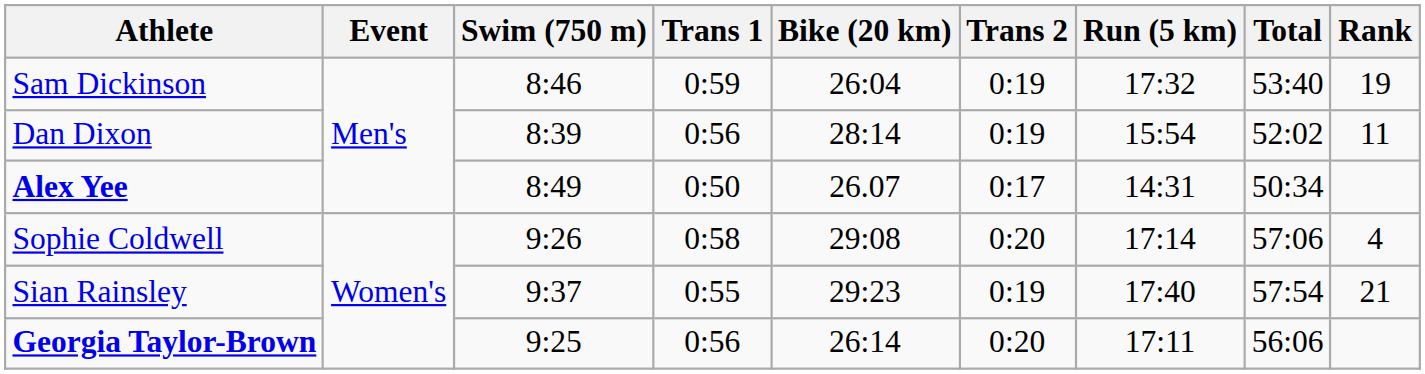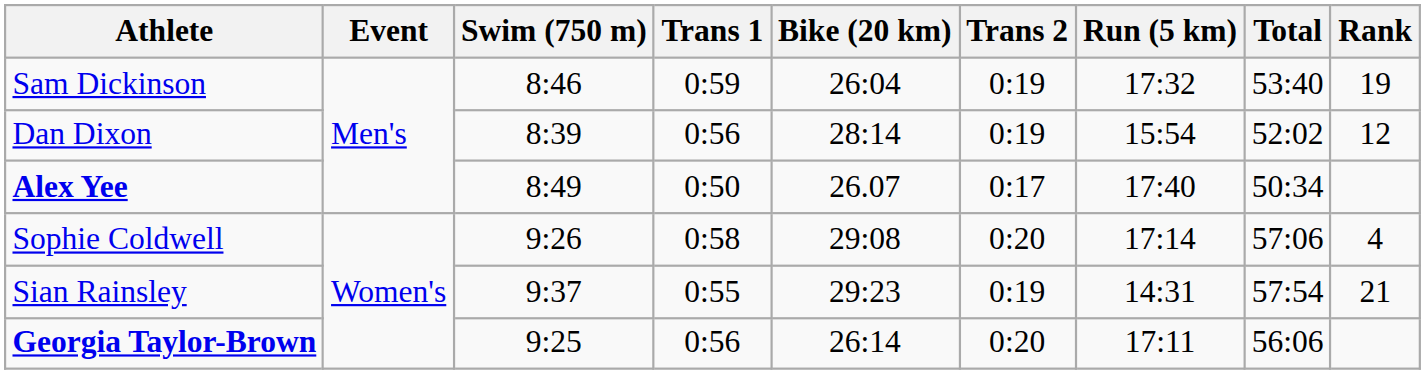(1375, 134) 11 -> (1375, 134) 12
(1160, 186) 14:31 -> (1160, 186) 17:40
(1160, 290) 17:40 -> (1160, 290) 14:31
